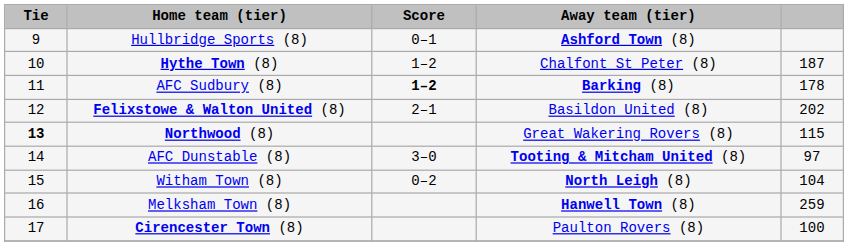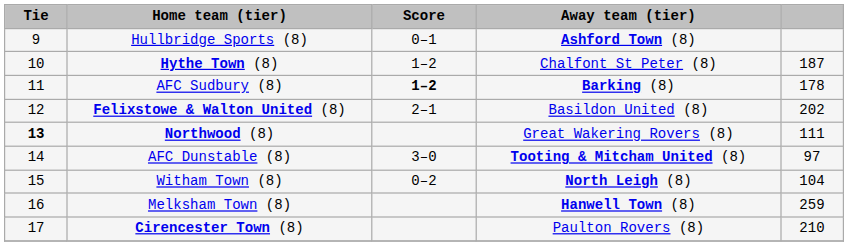(812, 134) 115 -> (812, 134) 111
(812, 228) 100 -> (812, 228) 210
